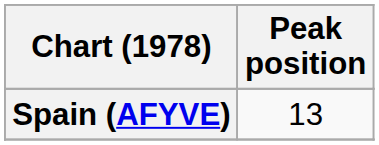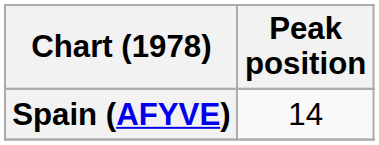(306, 113) 13 -> (306, 113) 14
